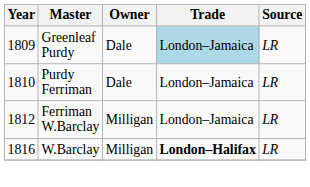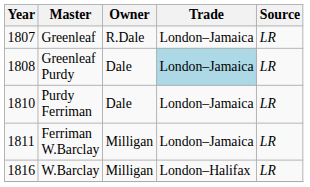+ row: (69, 37)
(21, 44) 1809 -> (21, 66) 1808
(21, 119) 1812 -> (21, 141) 1811
(208, 149) bold -> (205, 170) normal
